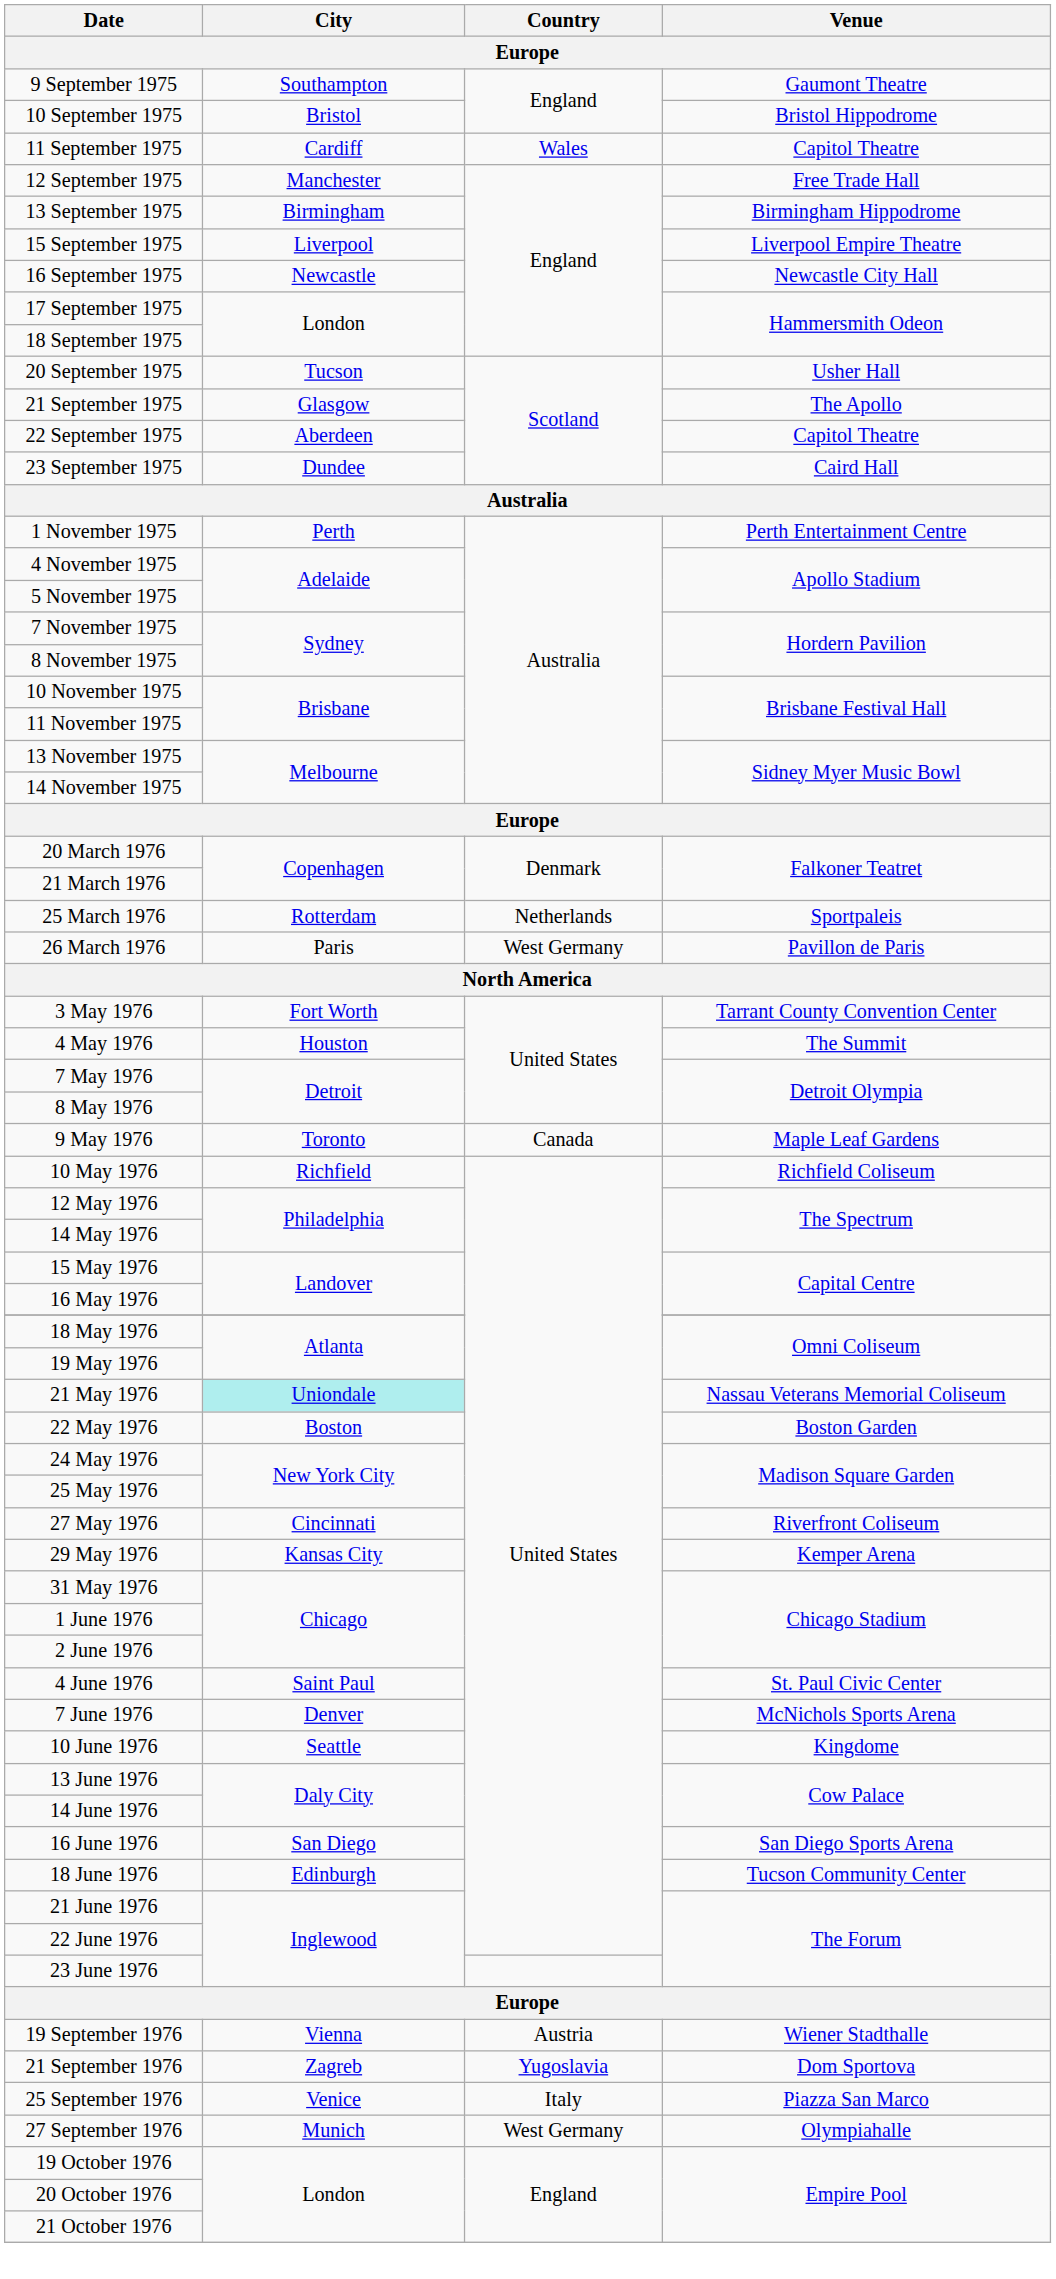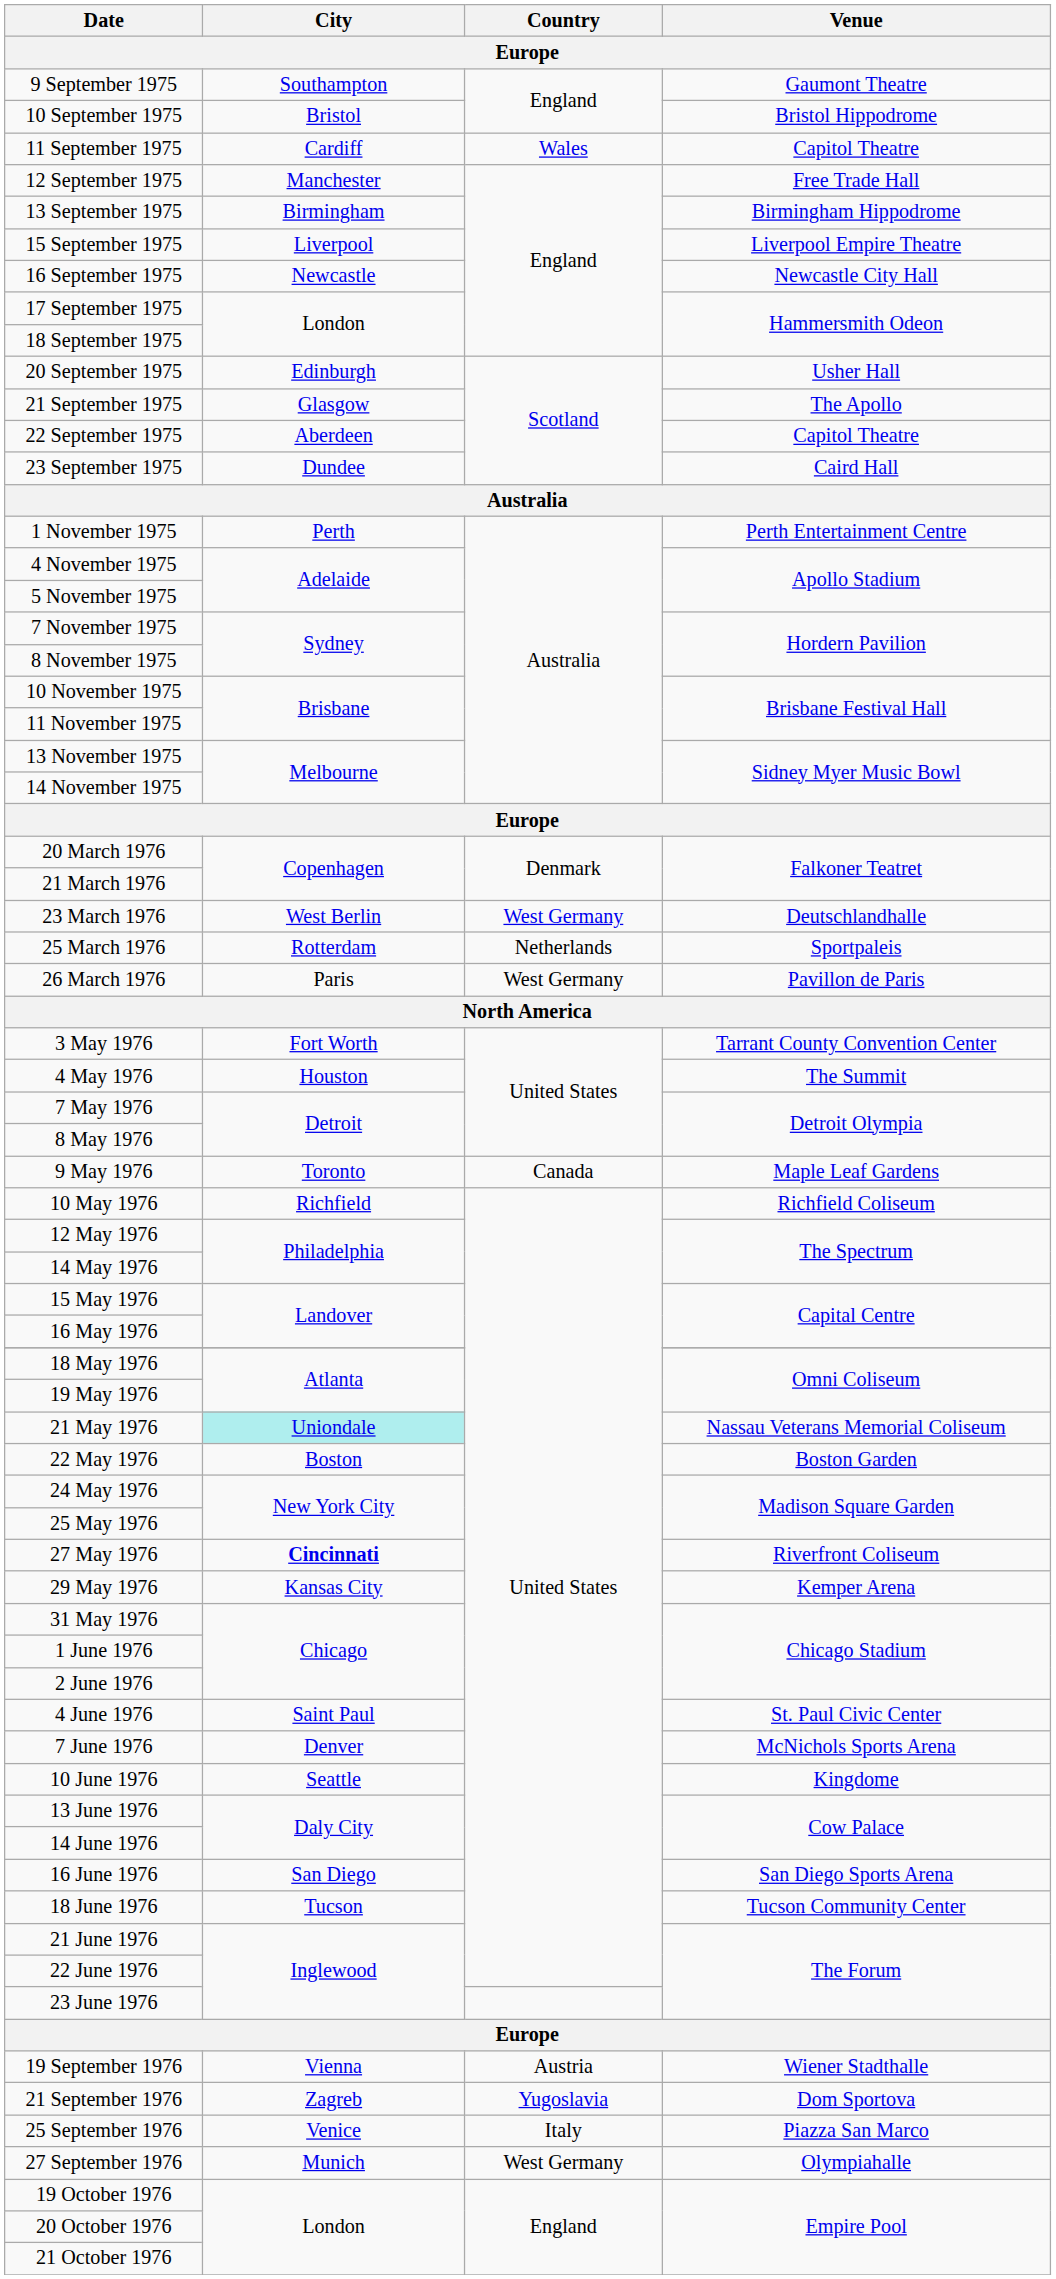(334, 372) Tucson -> (334, 372) Edinburgh
+ row: (104, 915)
(334, 1523) normal -> (334, 1555) bold
(334, 1874) Edinburgh -> (334, 1906) Tucson
